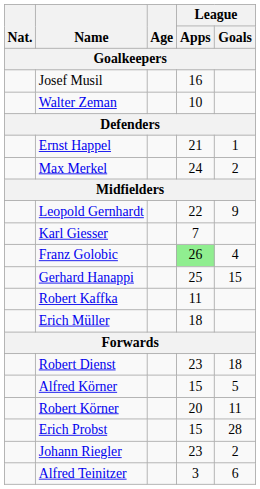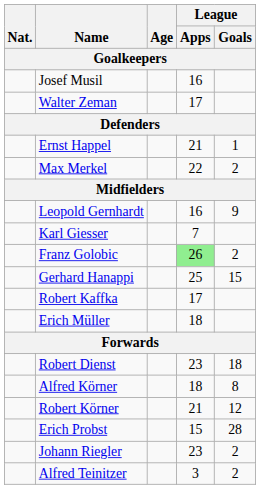(195, 102) 10 -> (195, 102) 17
(195, 168) 24 -> (195, 168) 22
(195, 211) 22 -> (195, 211) 16
(235, 255) 4 -> (235, 255) 2
(195, 299) 11 -> (195, 299) 17
(195, 386) 15 -> (195, 386) 18
(235, 386) 5 -> (235, 386) 8
(195, 408) 20 -> (195, 408) 21
(235, 408) 11 -> (235, 408) 12
(235, 473) 6 -> (235, 473) 2
